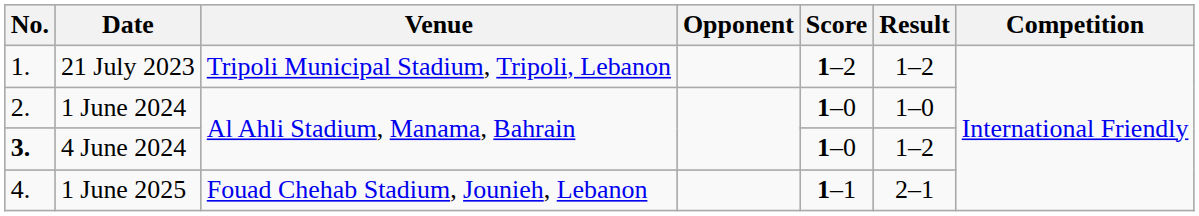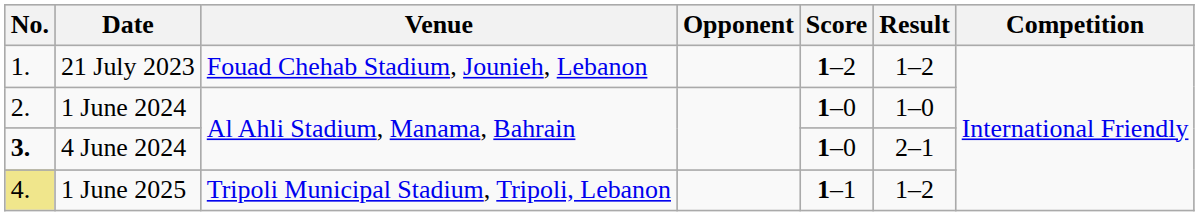(439, 66) Tripoli Municipal Stadium, Tripoli, Lebanon -> (427, 66) Fouad Chehab Stadium, Jounieh, Lebanon
(914, 148) 1–2 -> (914, 148) 2–1
(21, 189) no background -> (21, 189) khaki background
(427, 189) Fouad Chehab Stadium, Jounieh, Lebanon -> (439, 189) Tripoli Municipal Stadium, Tripoli, Lebanon
(914, 189) 2–1 -> (914, 189) 1–2
